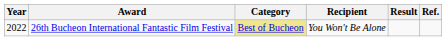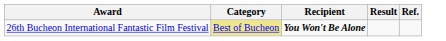- column: (17, 12)
(347, 28) normal -> (325, 28) bold
